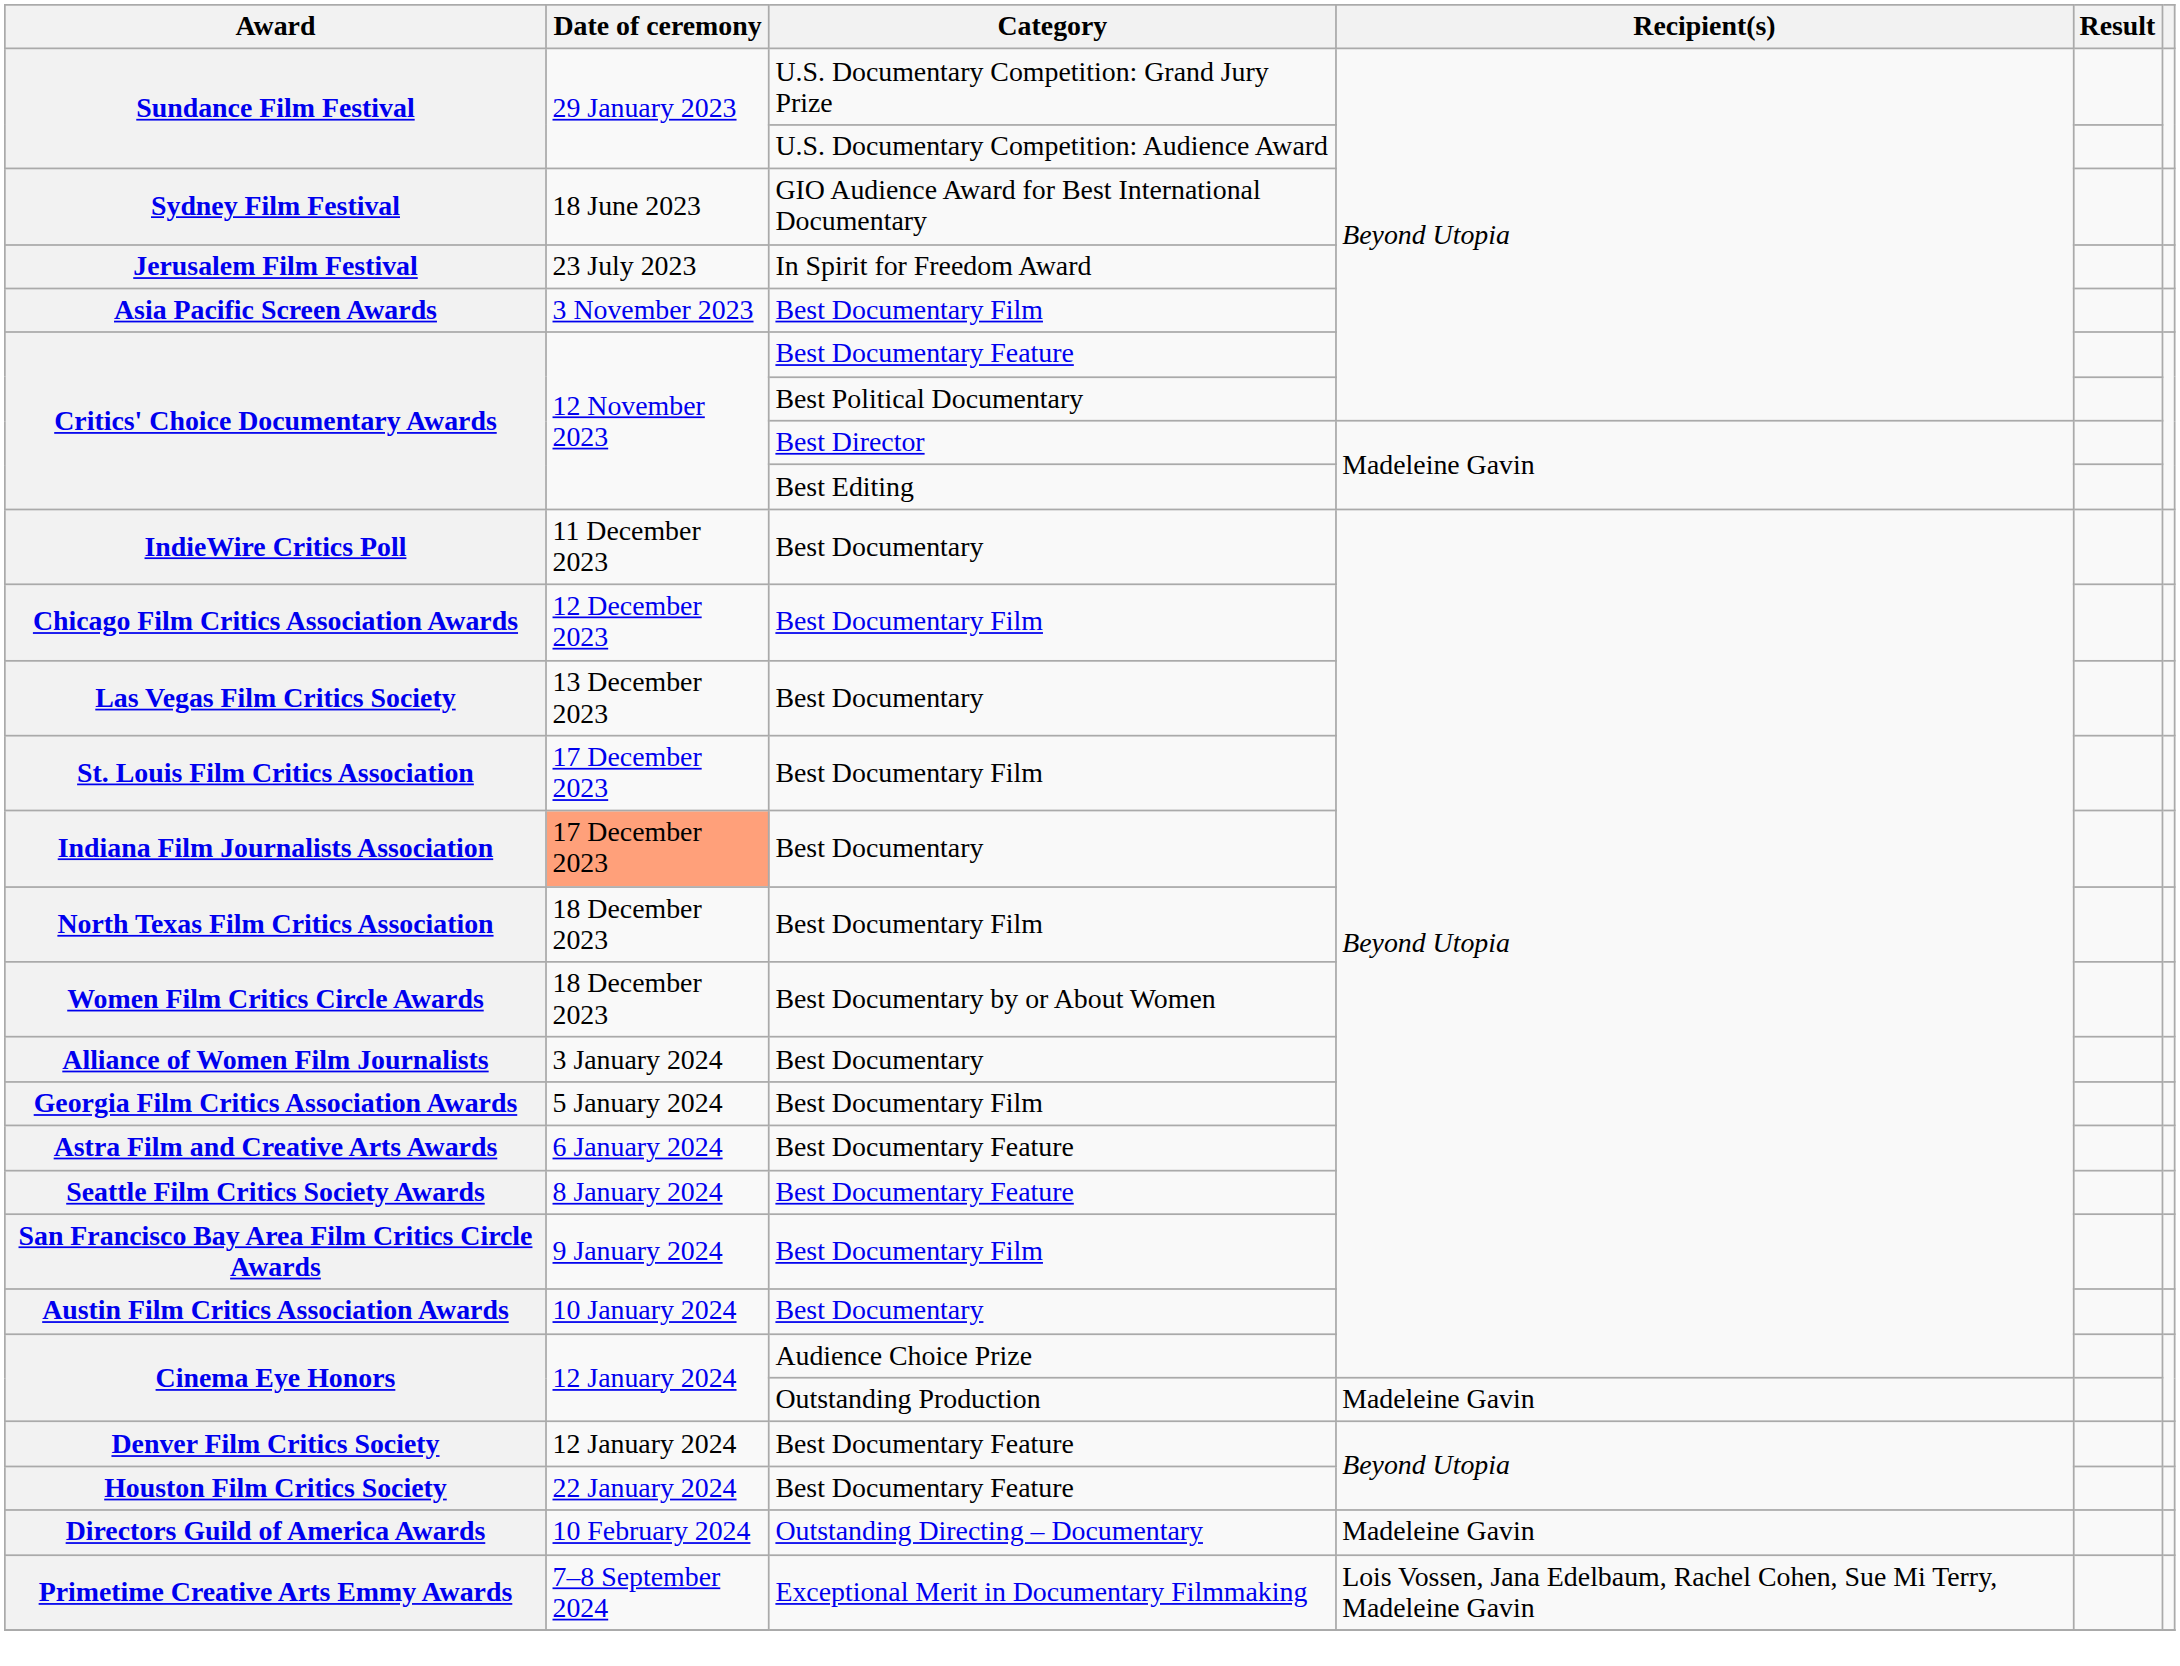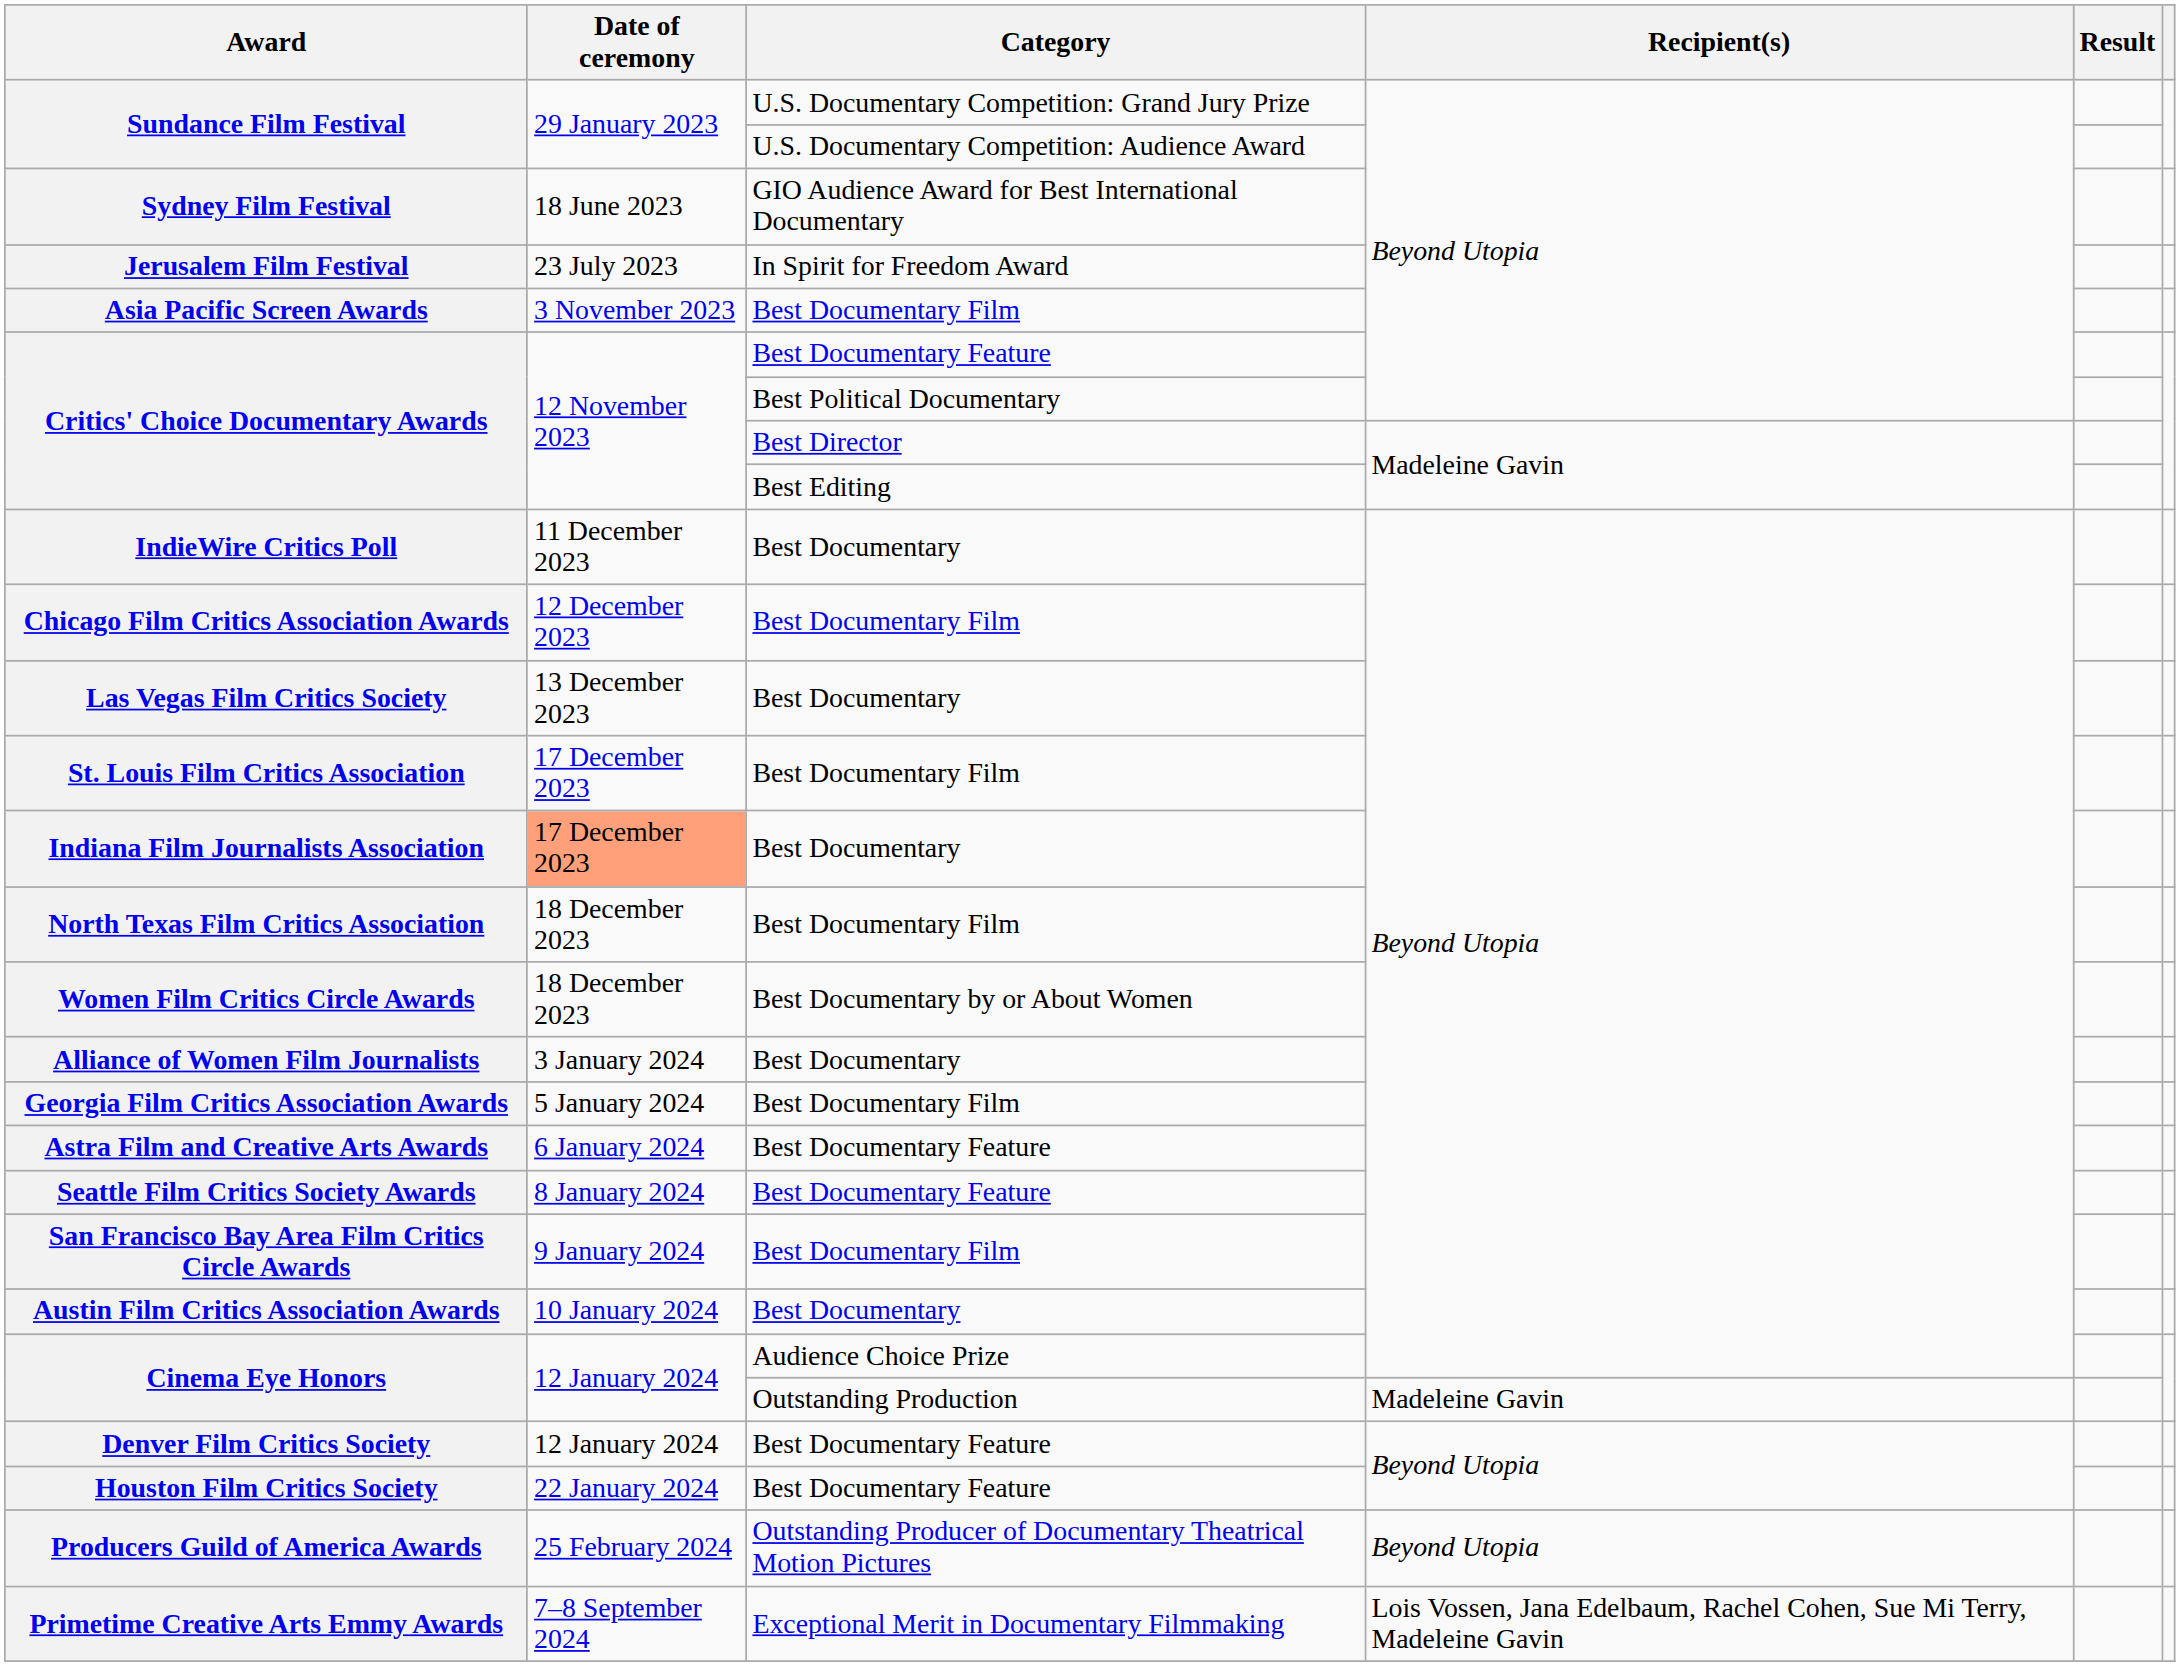- row: (275, 1531)
+ row: (266, 1547)
